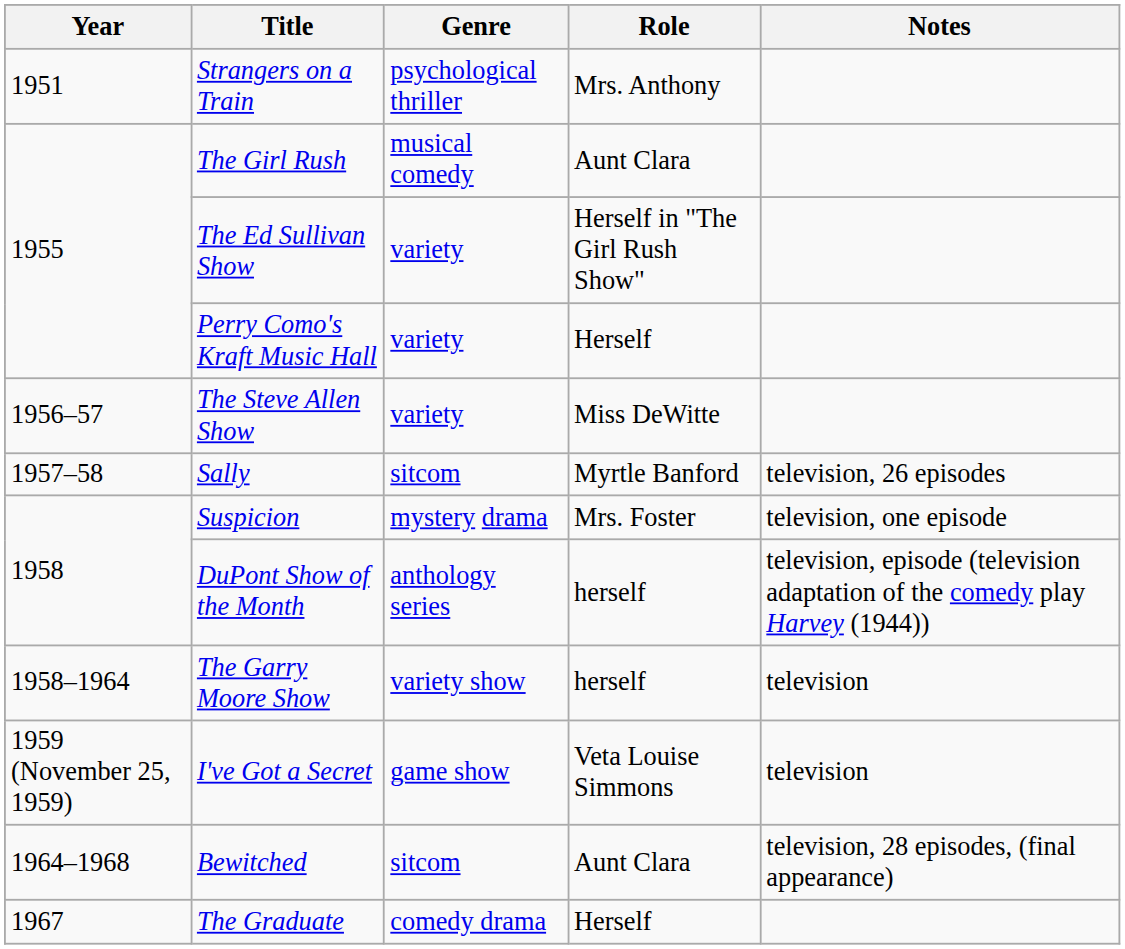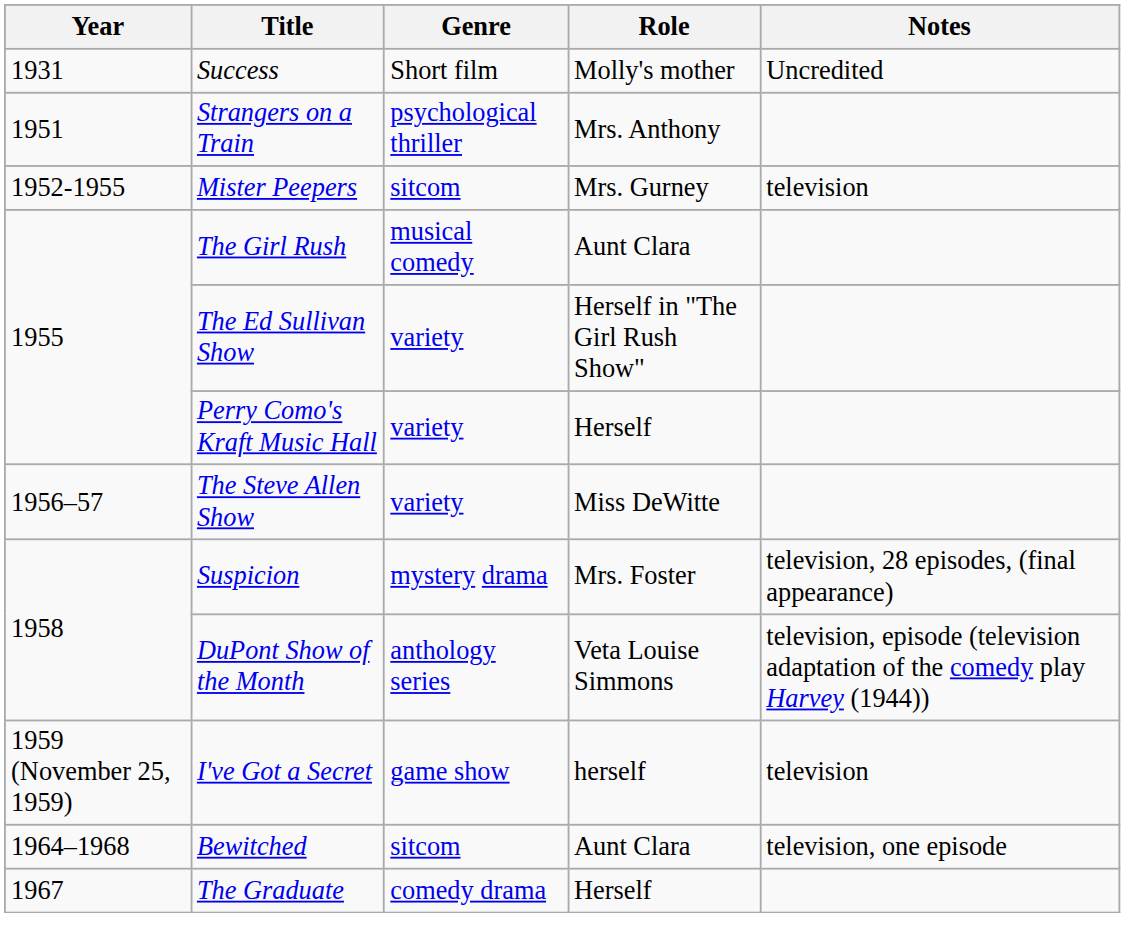+ row: (238, 70)
+ row: (277, 188)
- row: (223, 474)
(887, 517) television, one episode -> (921, 576) television, 28 episodes, (final appearance)
(610, 592) herself -> (637, 666) Veta Louise Simmons
- row: (263, 682)
(637, 772) Veta Louise Simmons -> (610, 772) herself
(921, 862) television, 28 episodes, (final appearance) -> (887, 846) television, one episode
